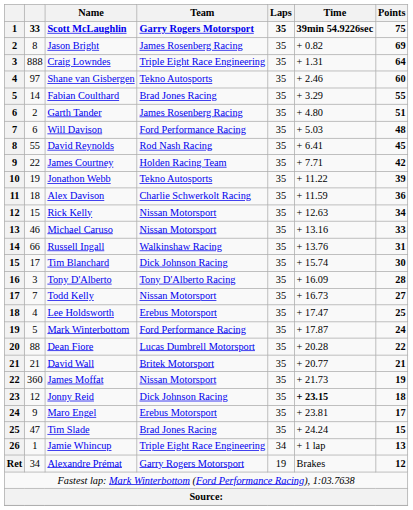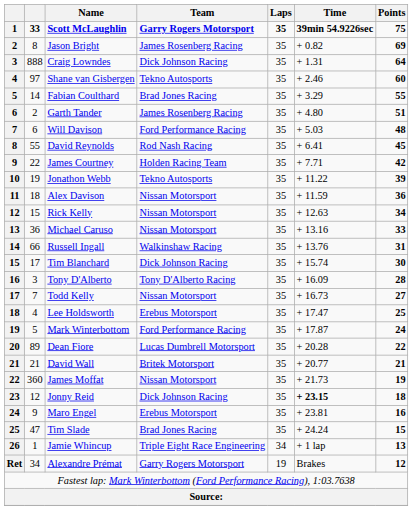(202, 62) Triple Eight Race Engineering -> (184, 62) Dick Johnson Racing
(195, 196) Charlie Schwerkolt Racing -> (178, 196) Nissan Motorsport
(35, 229) 46 -> (35, 229) 36
(35, 346) 88 -> (35, 346) 89
(400, 413) 17 -> (400, 413) 16
